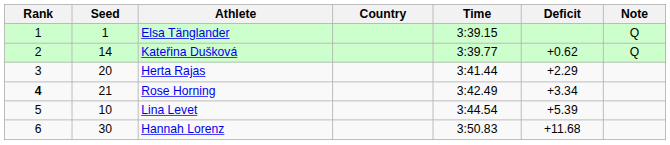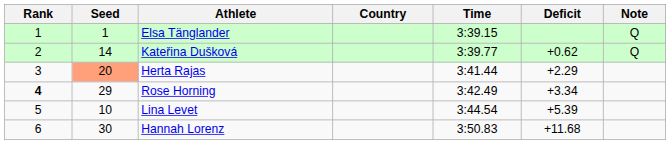(105, 71) no background -> (105, 71) lightsalmon background
(105, 91) 21 -> (105, 91) 29
